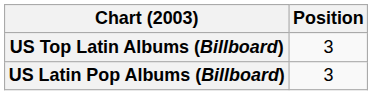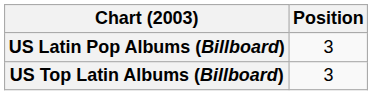rows swapped: (147, 47) <-> (147, 75)
